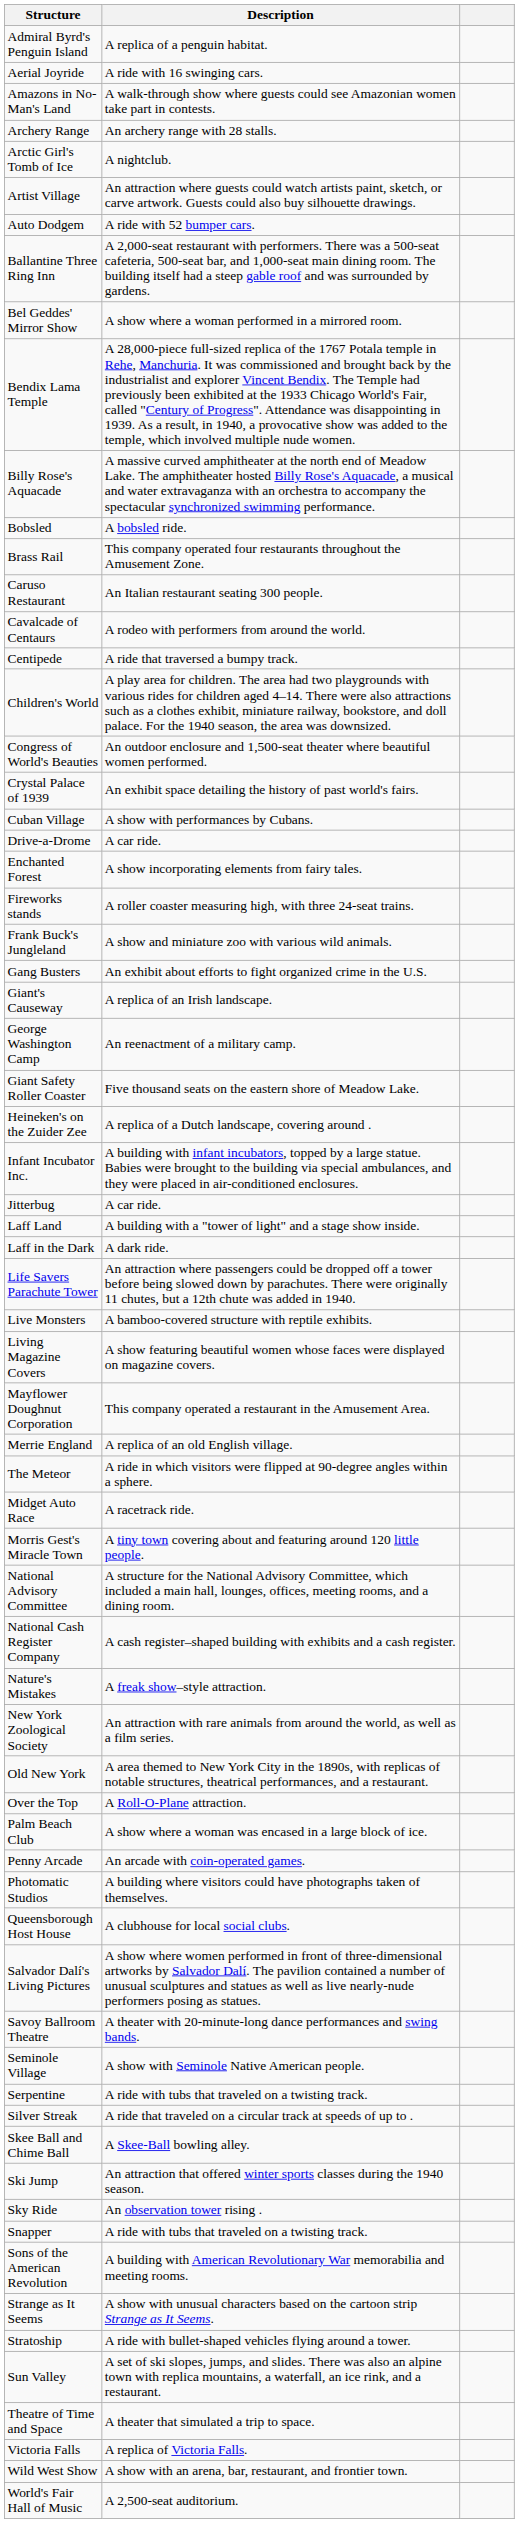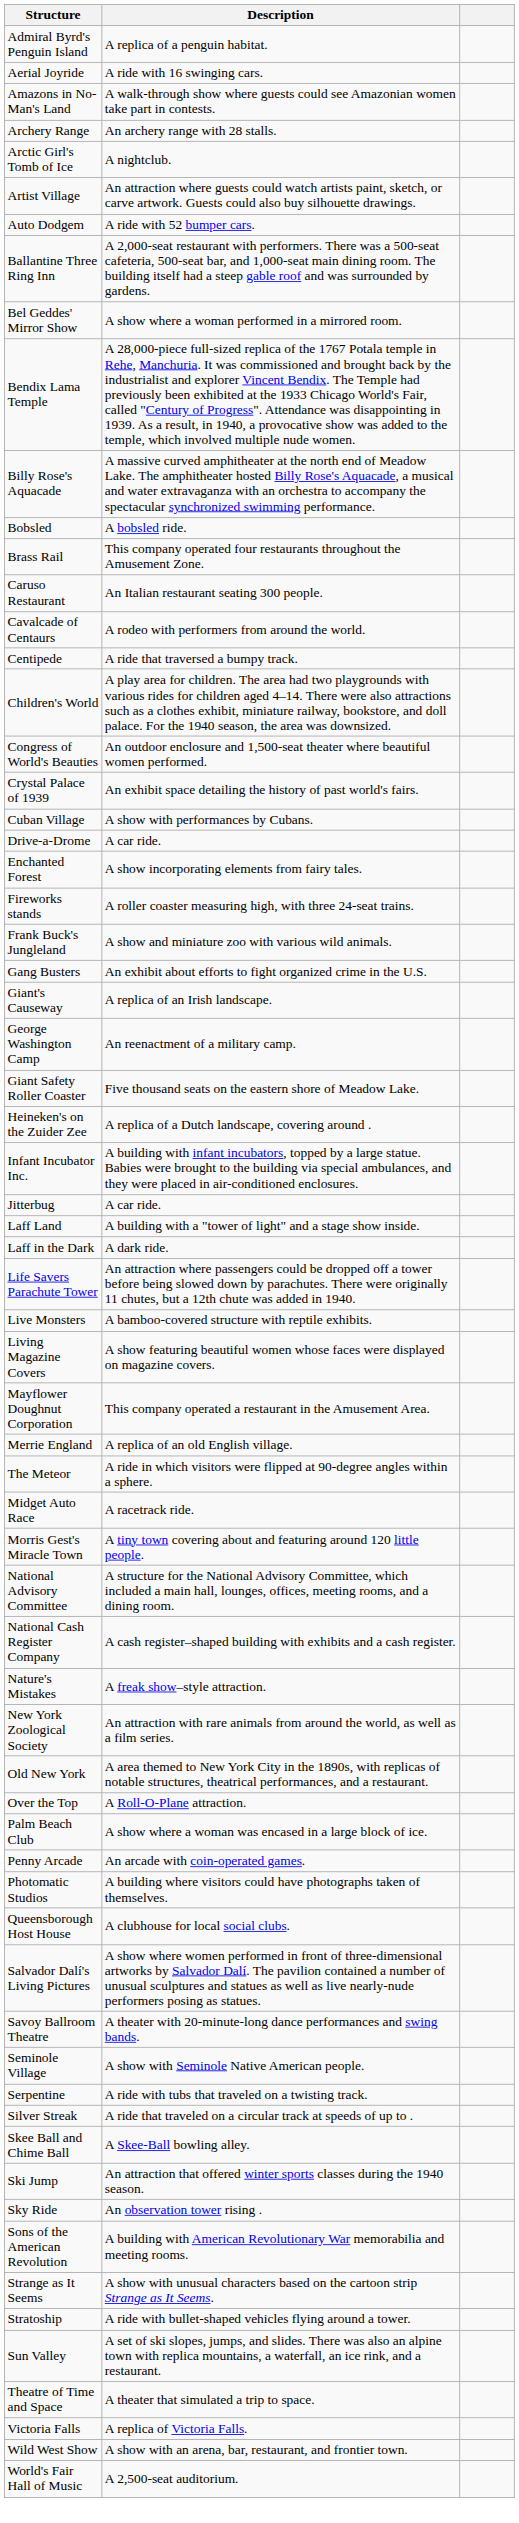- row: (30, 2231)
